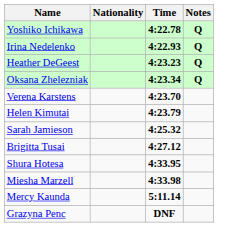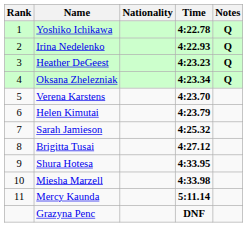+ column: (19, 12)
